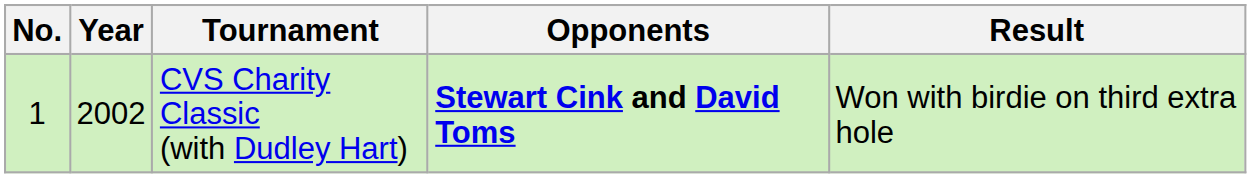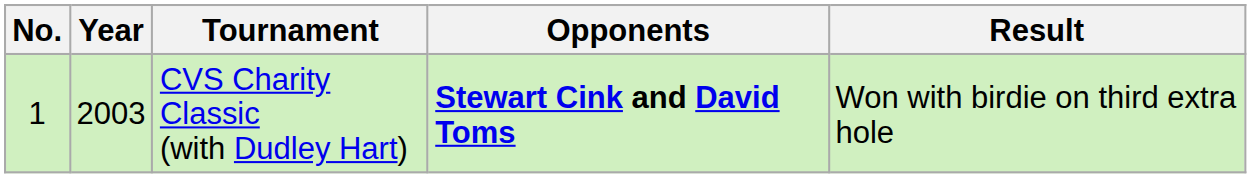(111, 114) 2002 -> (111, 114) 2003
